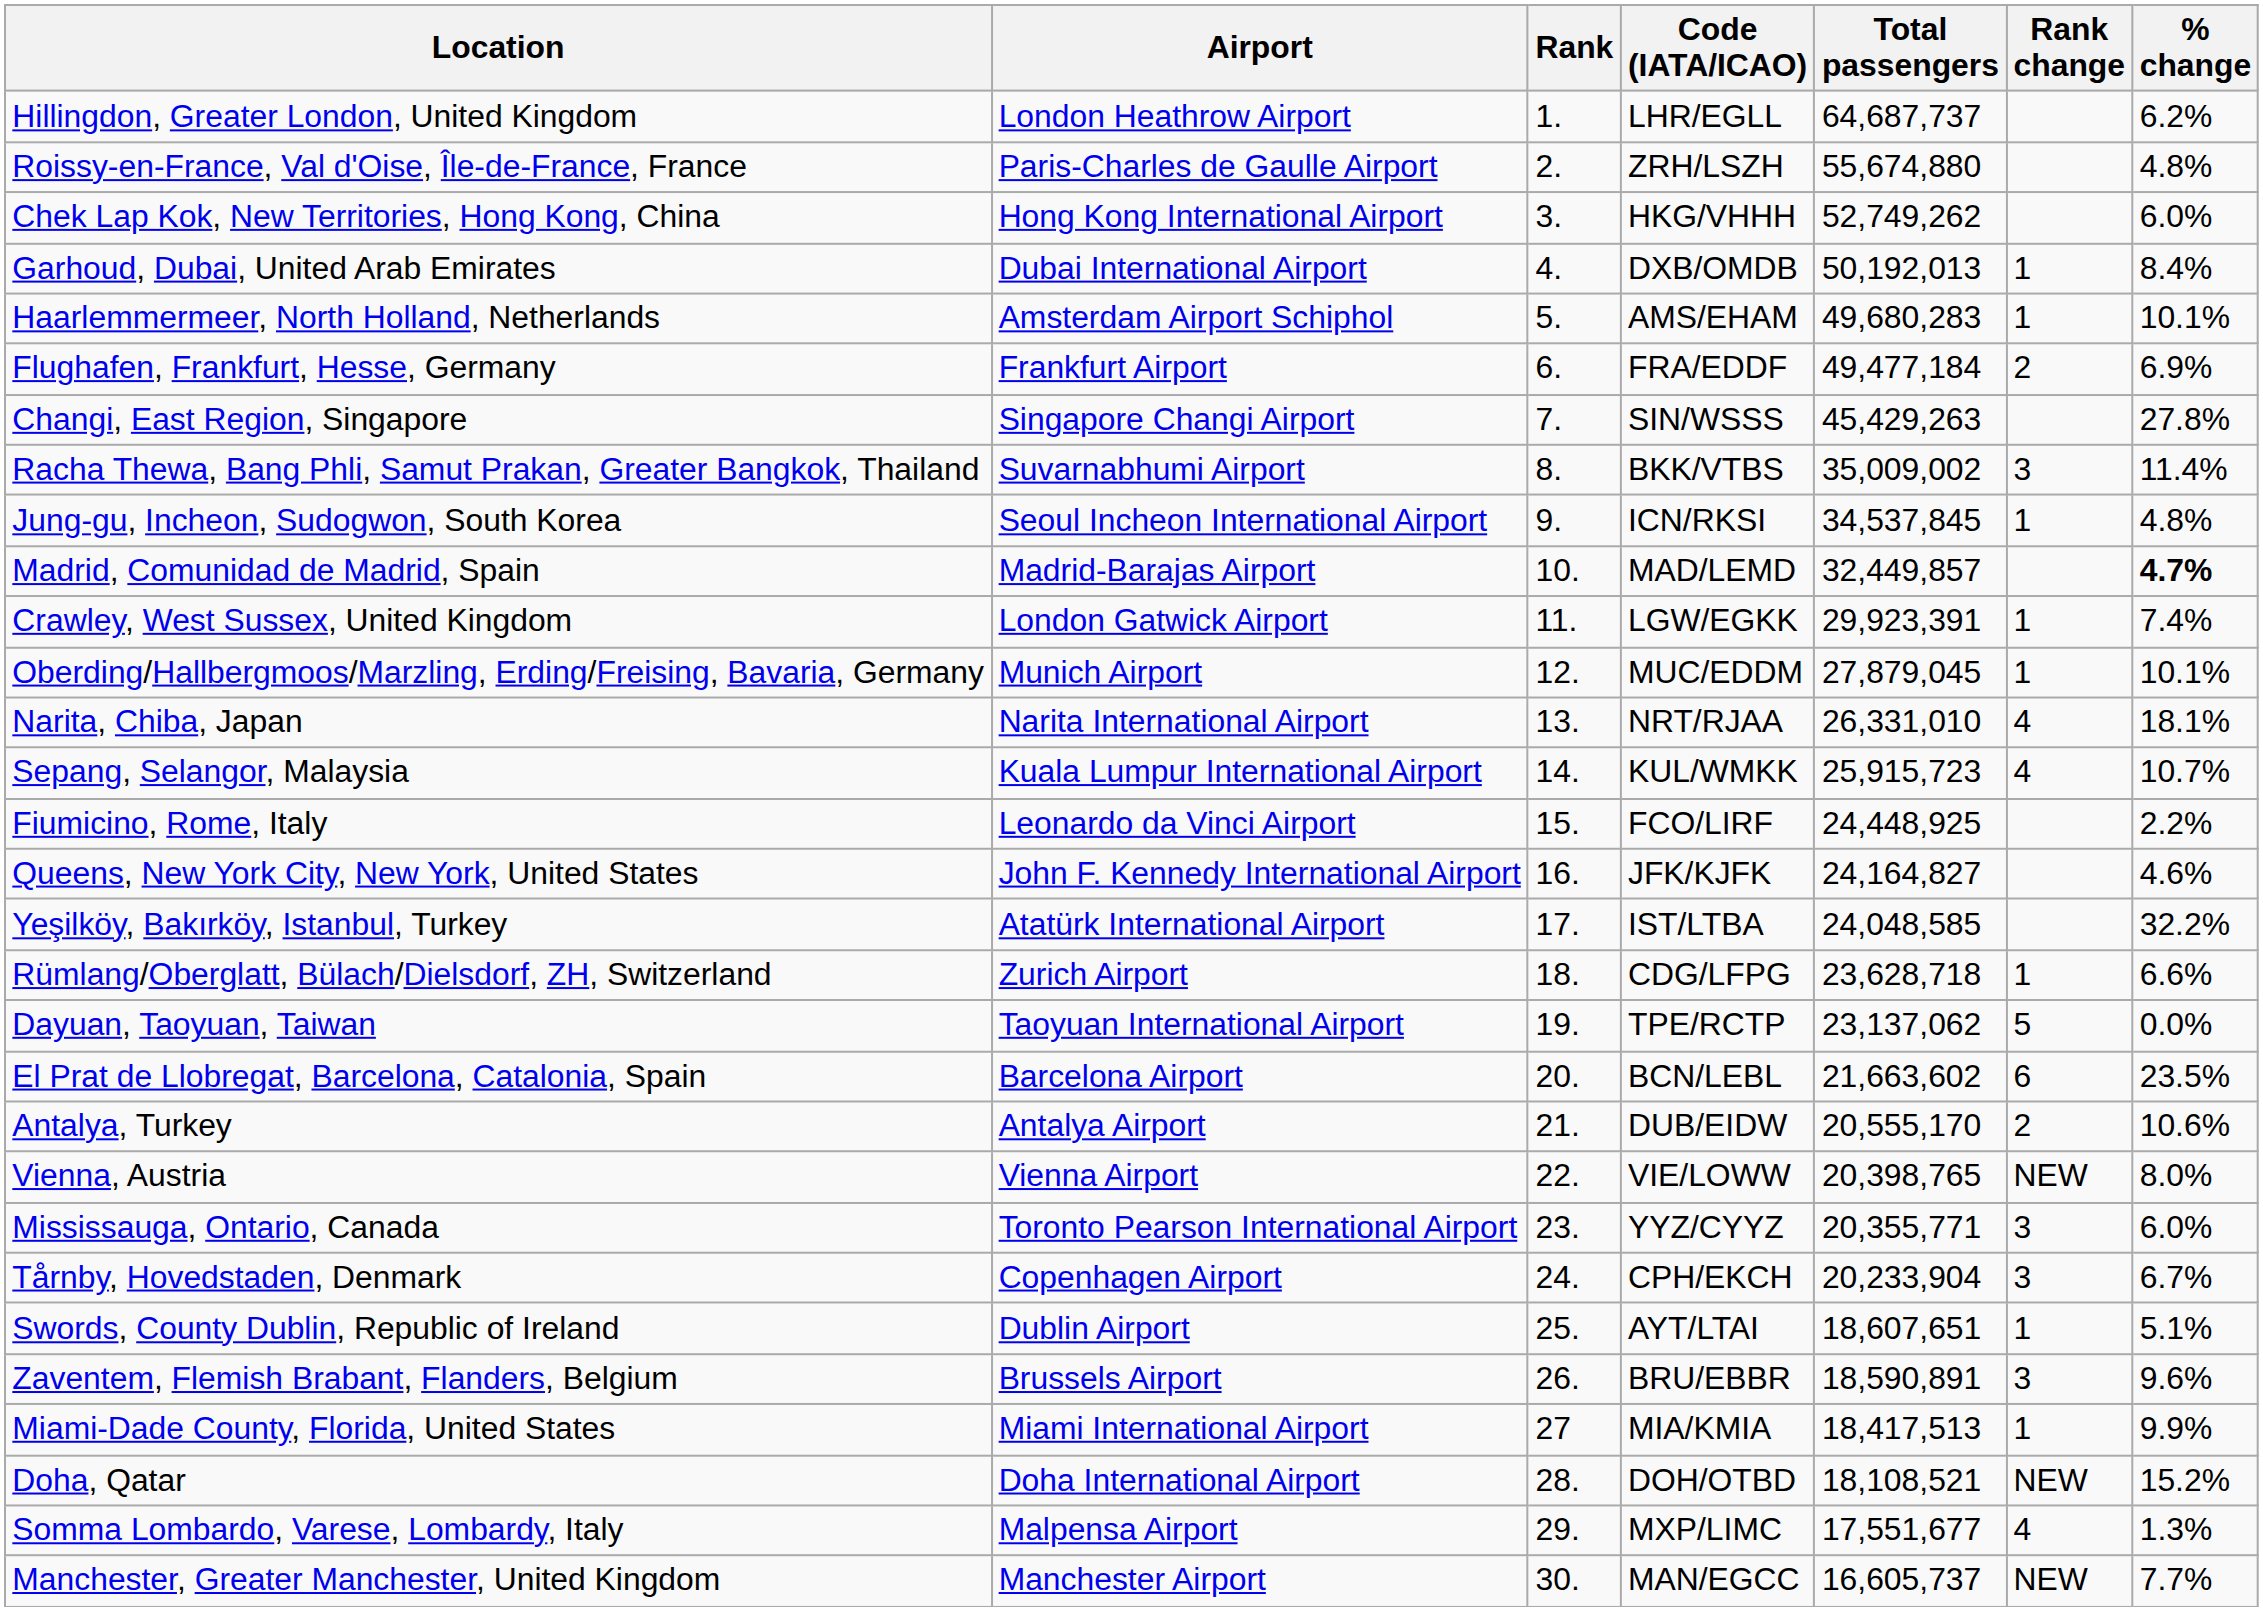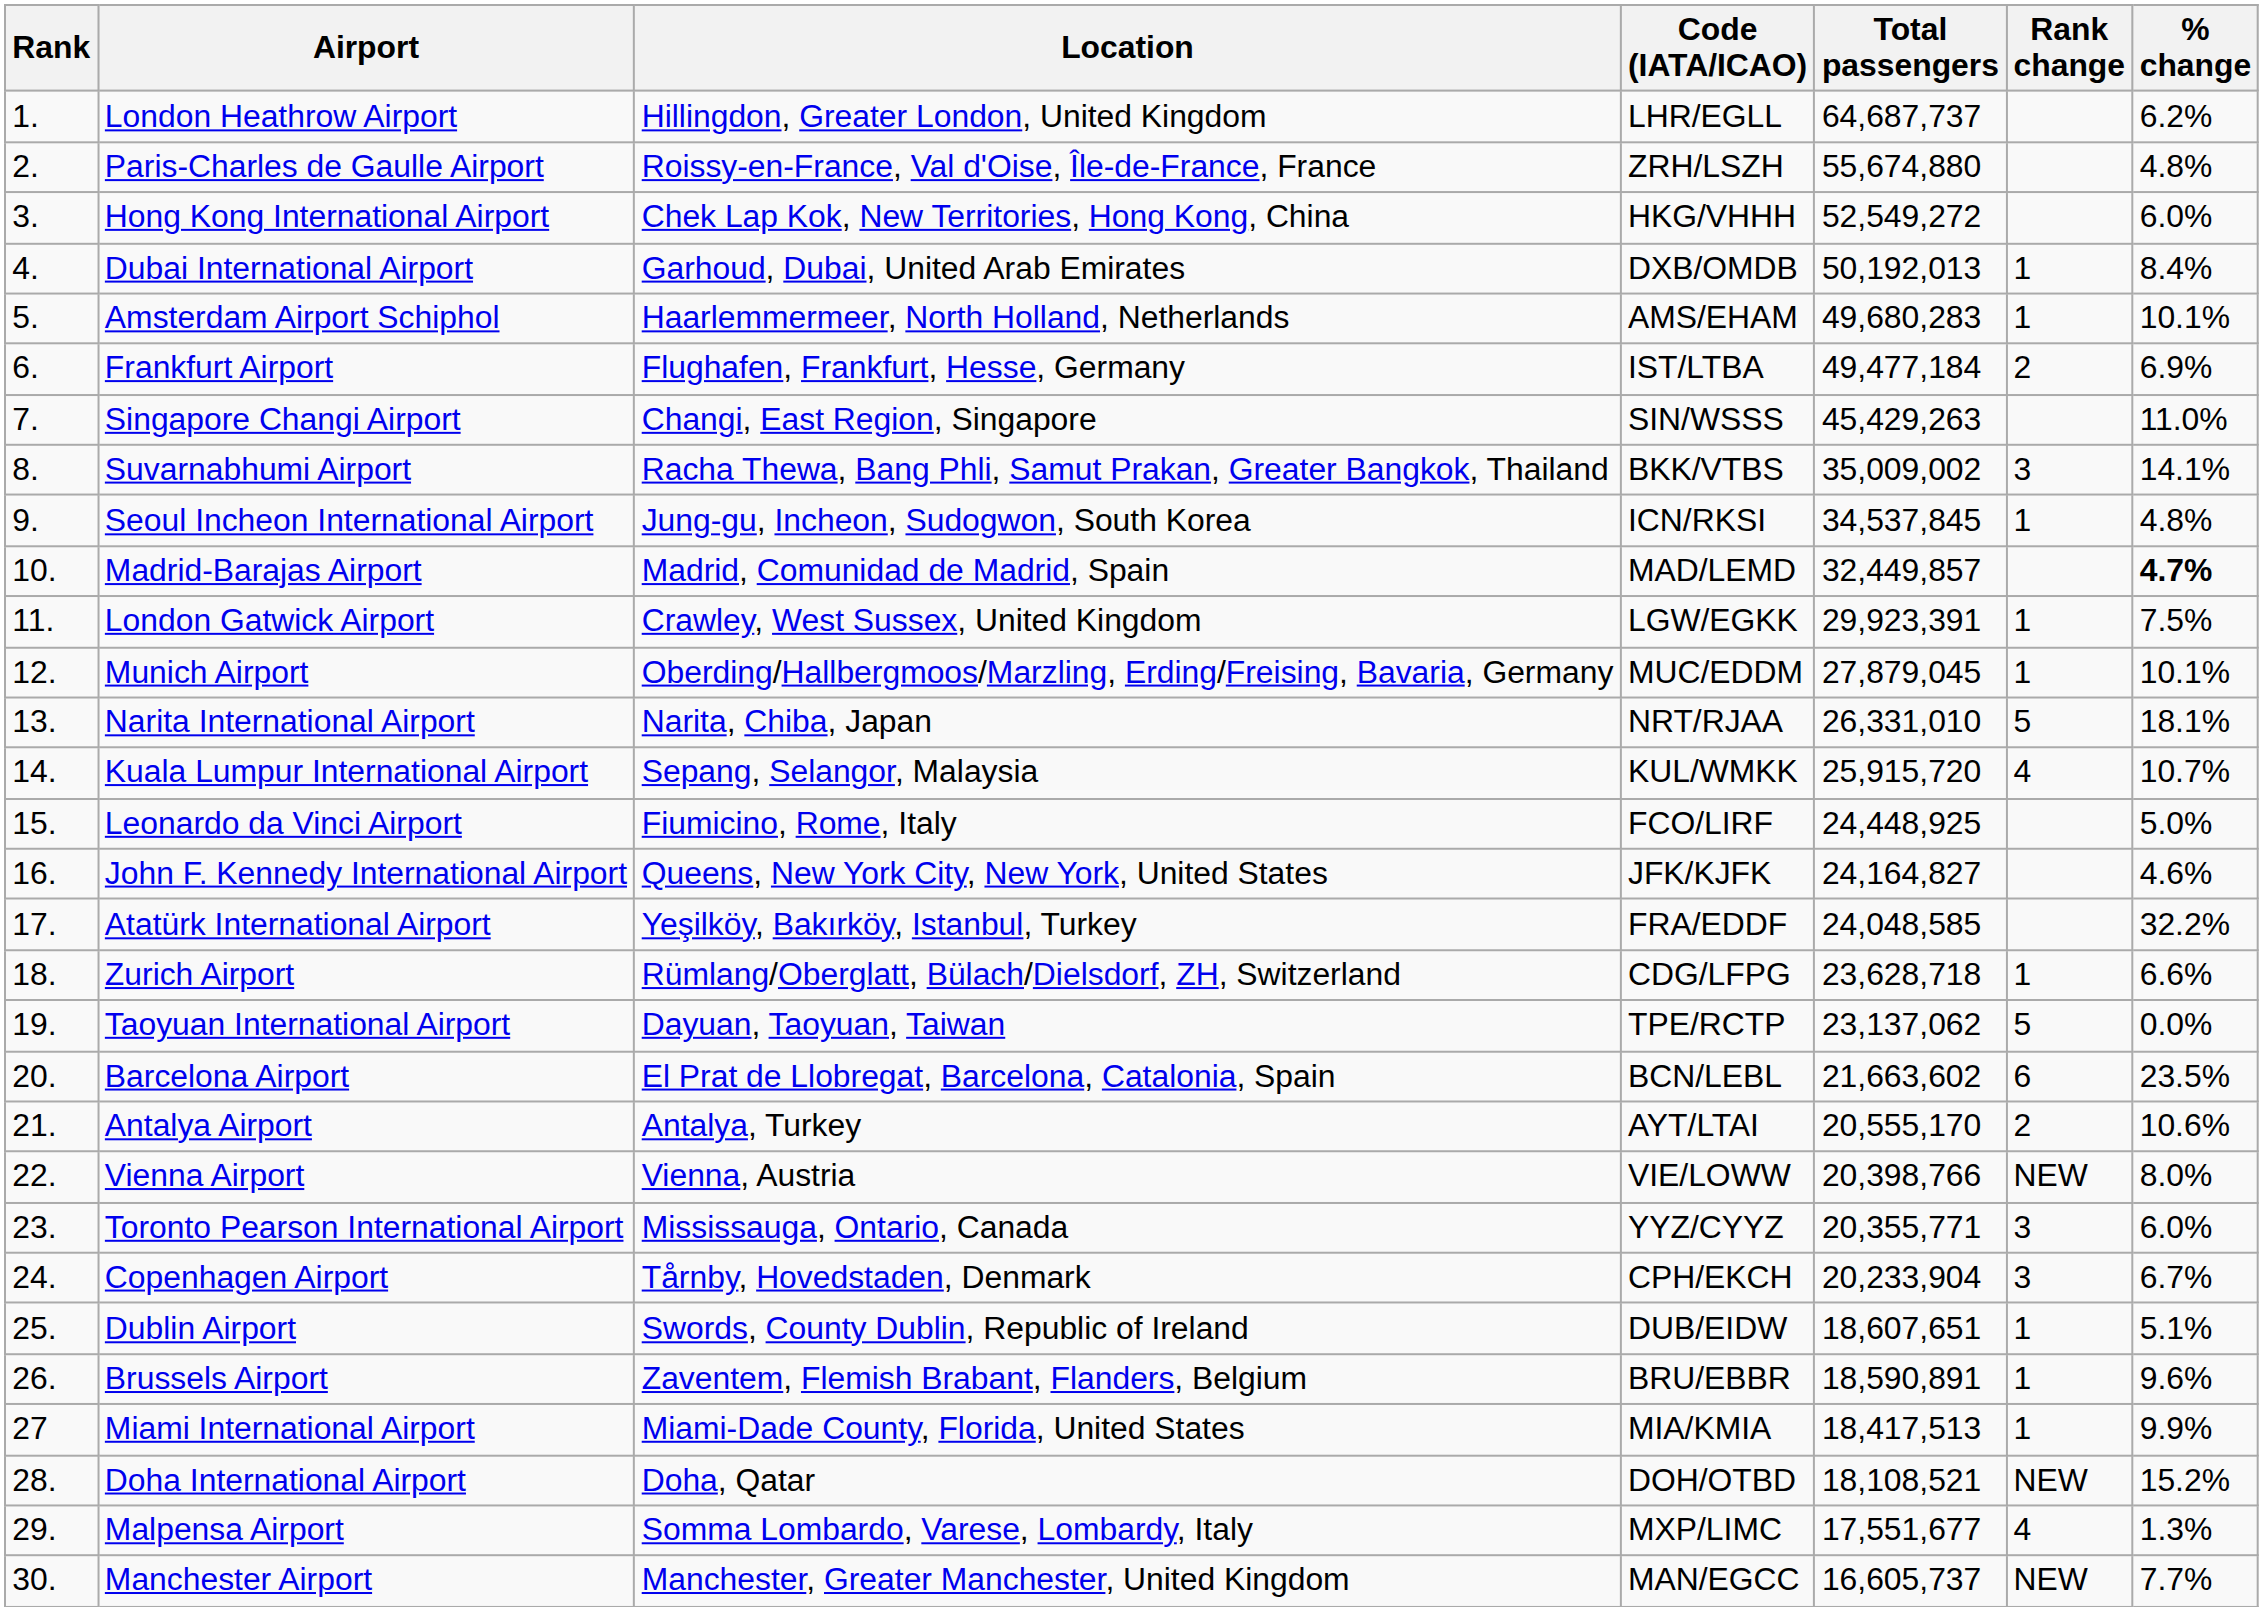columns swapped: (1574, 47) <-> (498, 47)
(1902, 217) 52,749,262 -> (1902, 217) 52,549,272
(1708, 368) FRA/EDDF -> (1696, 368) IST/LTBA
(2185, 419) 27.8% -> (2184, 419) 11.0%
(2184, 469) 11.4% -> (2185, 469) 14.1%
(2176, 621) 7.4% -> (2176, 621) 7.5%
(2022, 722) 4 -> (2022, 722) 5
(1902, 772) 25,915,723 -> (1902, 772) 25,915,720
(2176, 823) 2.2% -> (2176, 823) 5.0%
(1696, 924) IST/LTBA -> (1708, 924) FRA/EDDF
(1708, 1125) DUB/EIDW -> (1693, 1125) AYT/LTAI
(1902, 1176) 20,398,765 -> (1902, 1176) 20,398,766
(1693, 1327) AYT/LTAI -> (1708, 1327) DUB/EIDW
(2022, 1378) 3 -> (2022, 1378) 1
